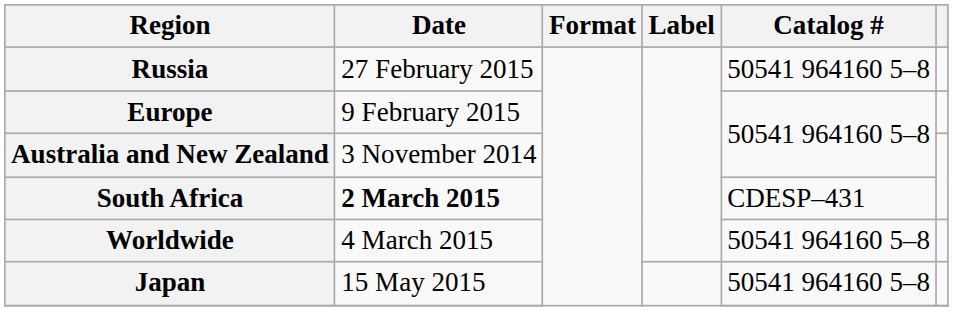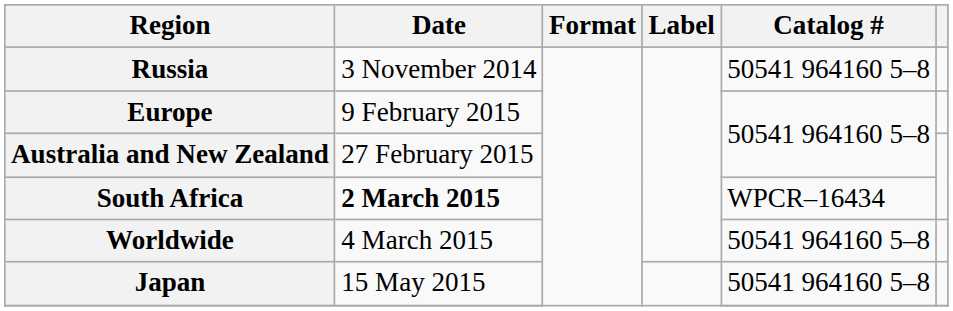(437, 68) 27 February 2015 -> (439, 68) 3 November 2014
(439, 154) 3 November 2014 -> (437, 154) 27 February 2015
(796, 197) CDESP–431 -> (806, 197) WPCR–16434
